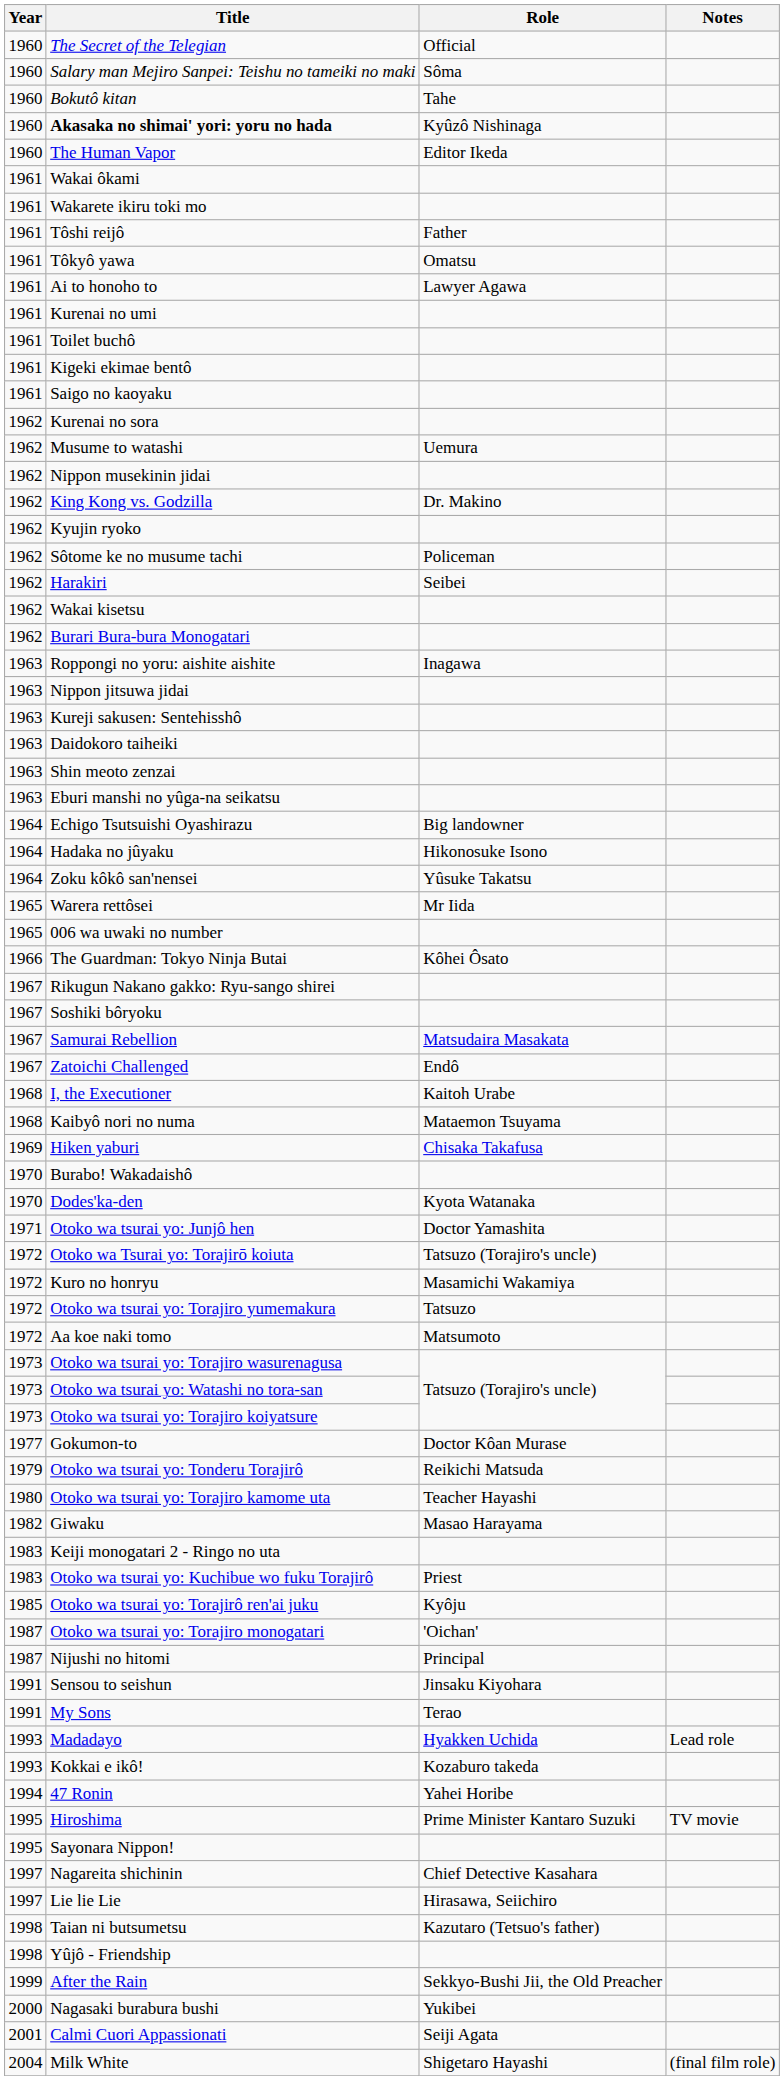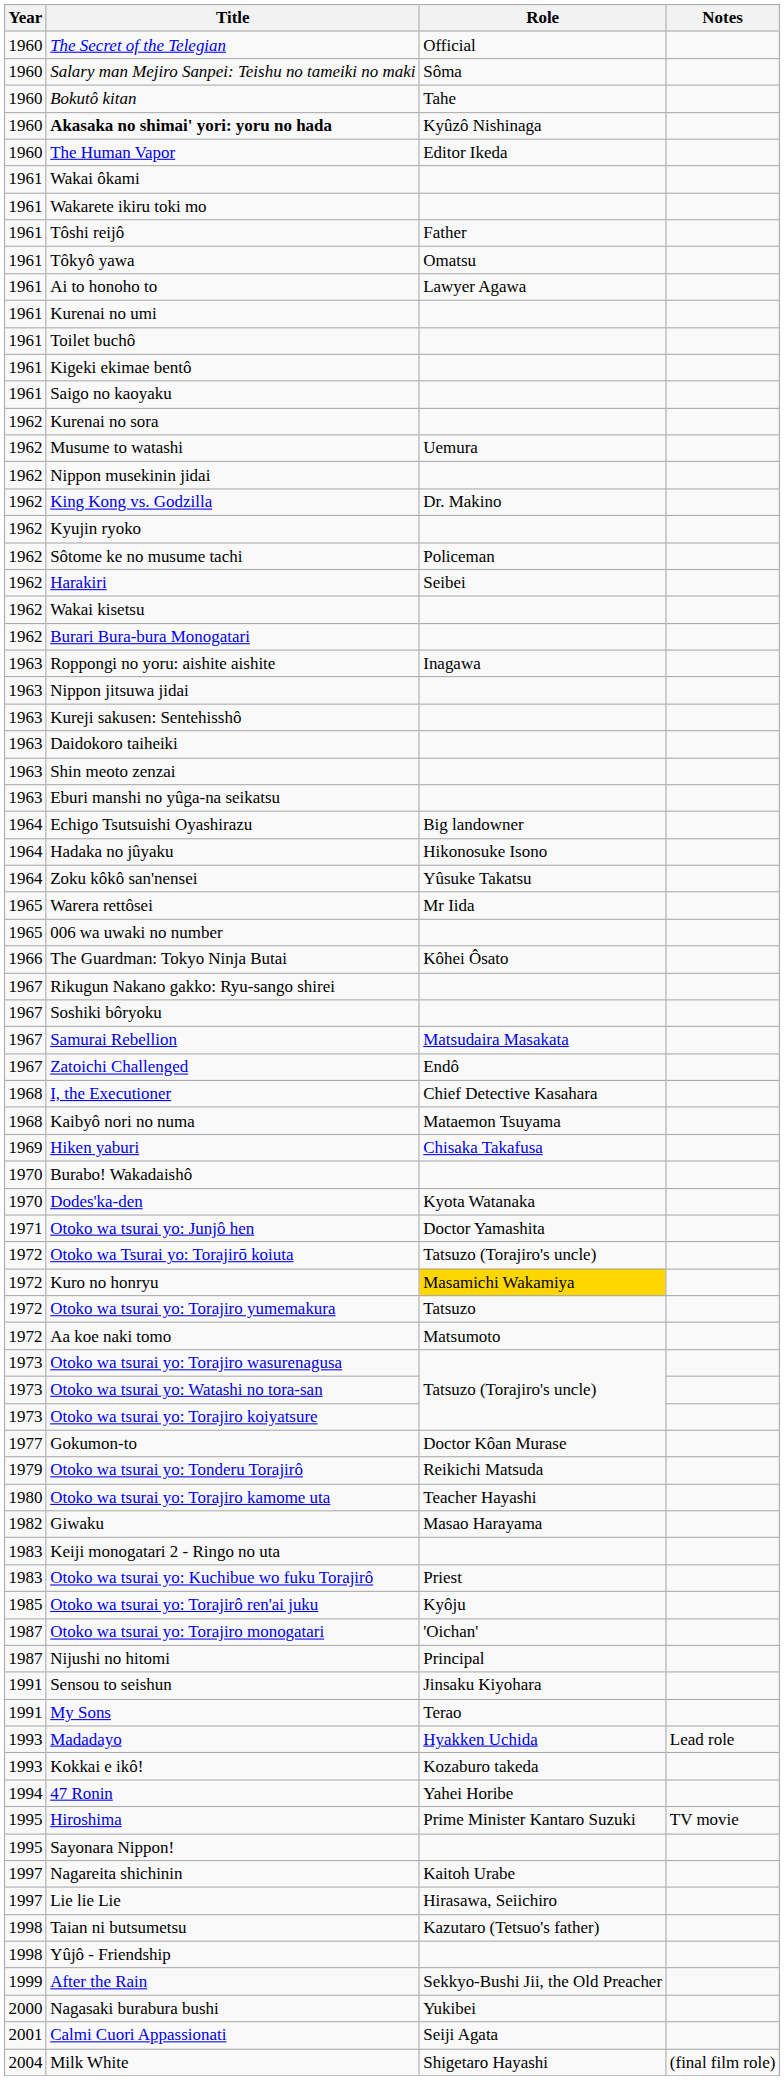(469, 1093) Kaitoh Urabe -> (510, 1093) Chief Detective Kasahara
(499, 1282) no background -> (499, 1282) gold background
(510, 1873) Chief Detective Kasahara -> (469, 1873) Kaitoh Urabe
